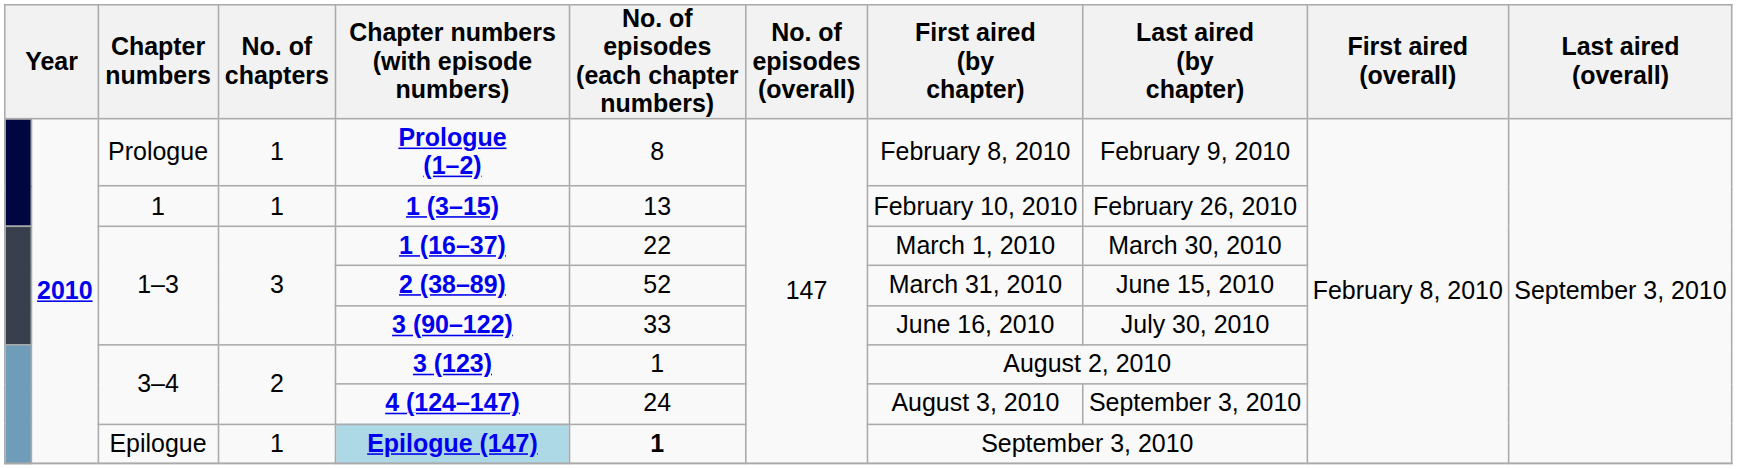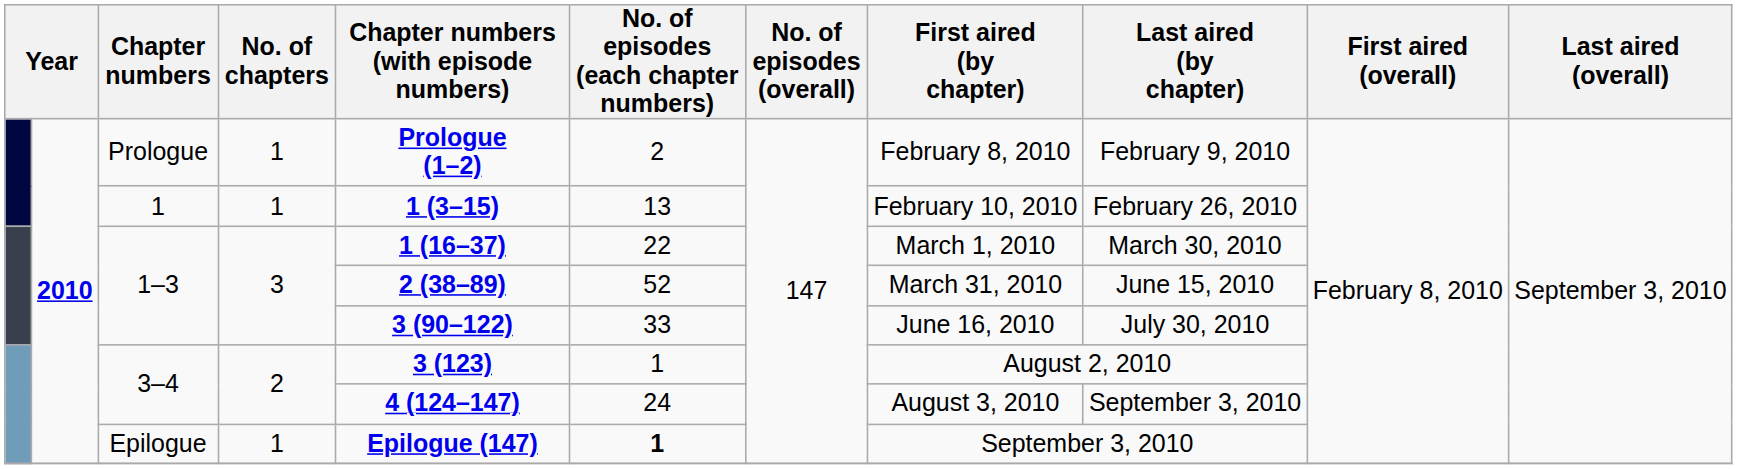(657, 152) 8 -> (657, 152) 2
(452, 443) lightblue background -> (452, 443) no background
